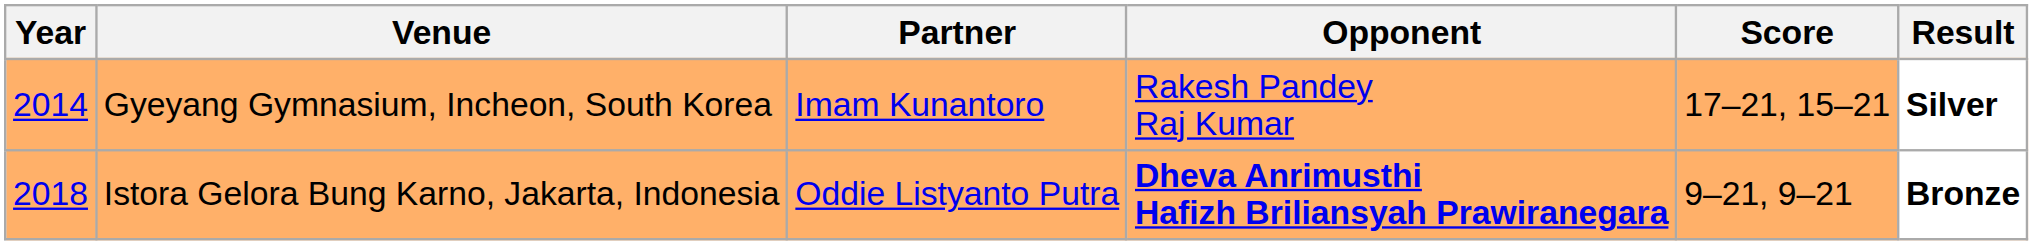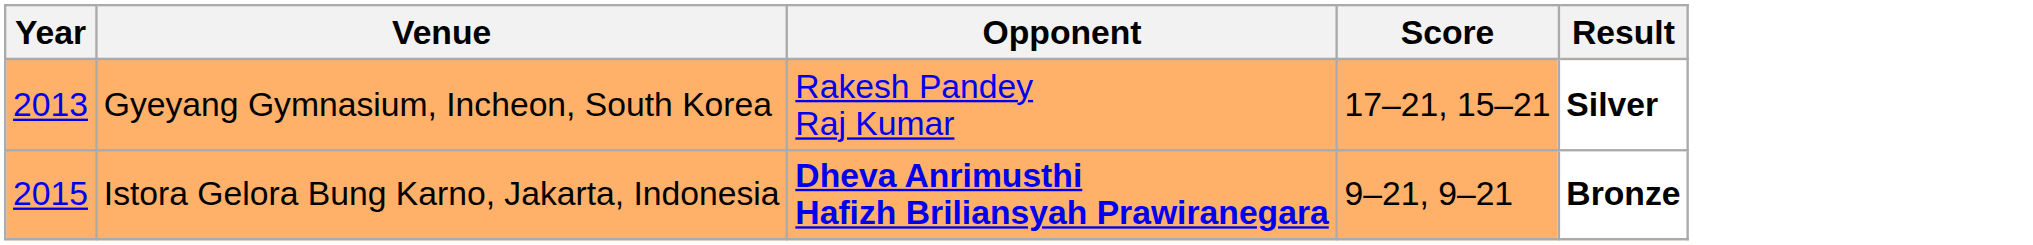- column: (957, 32)
(51, 104) 2014 -> (51, 104) 2013
(51, 195) 2018 -> (51, 195) 2015
